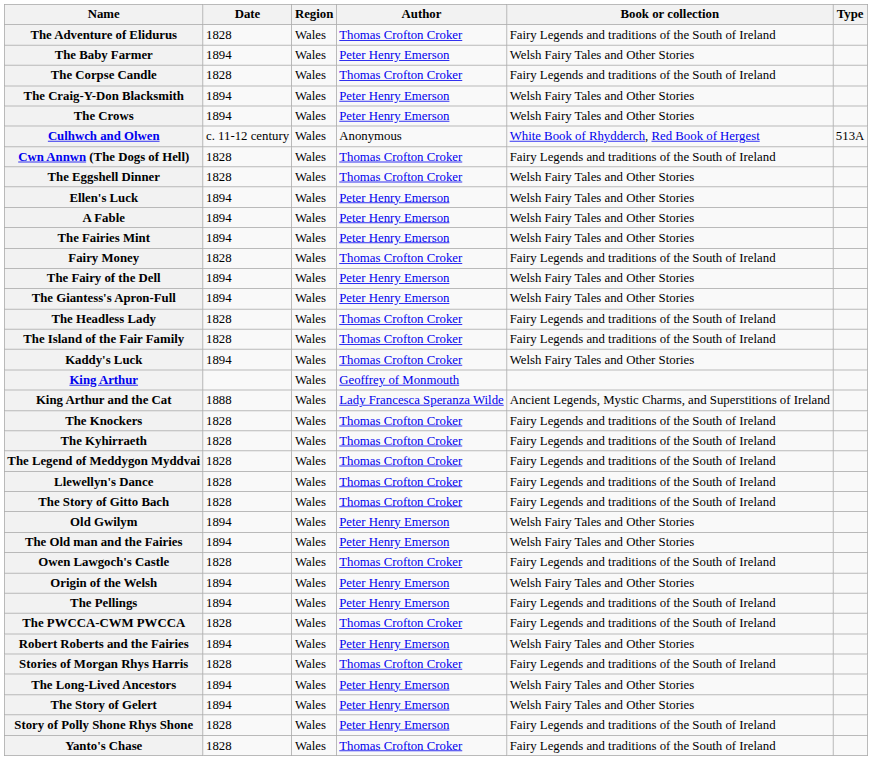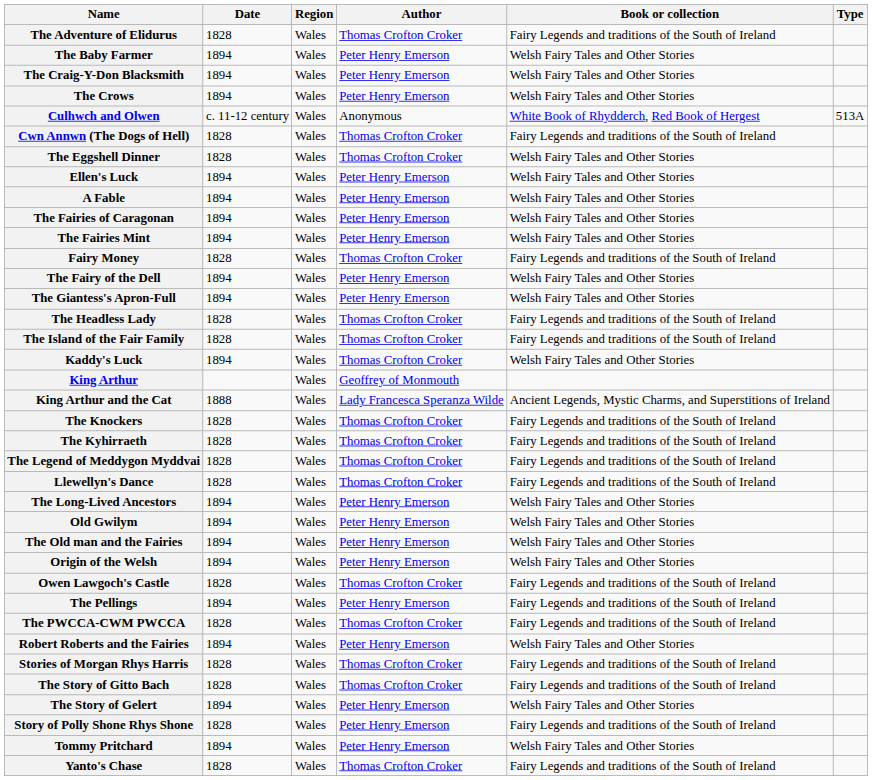- row: (104, 75)
+ row: (104, 217)
rows swapped: (104, 684) <-> (104, 501)
rows swapped: (104, 583) <-> (104, 562)
+ row: (104, 745)
